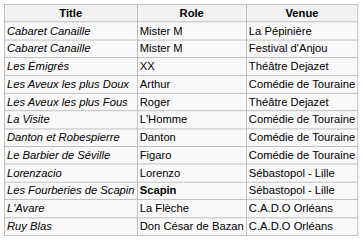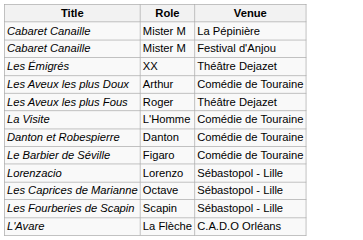+ row: (72, 191)
(158, 191) bold -> (160, 208) normal
- row: (29, 226)
